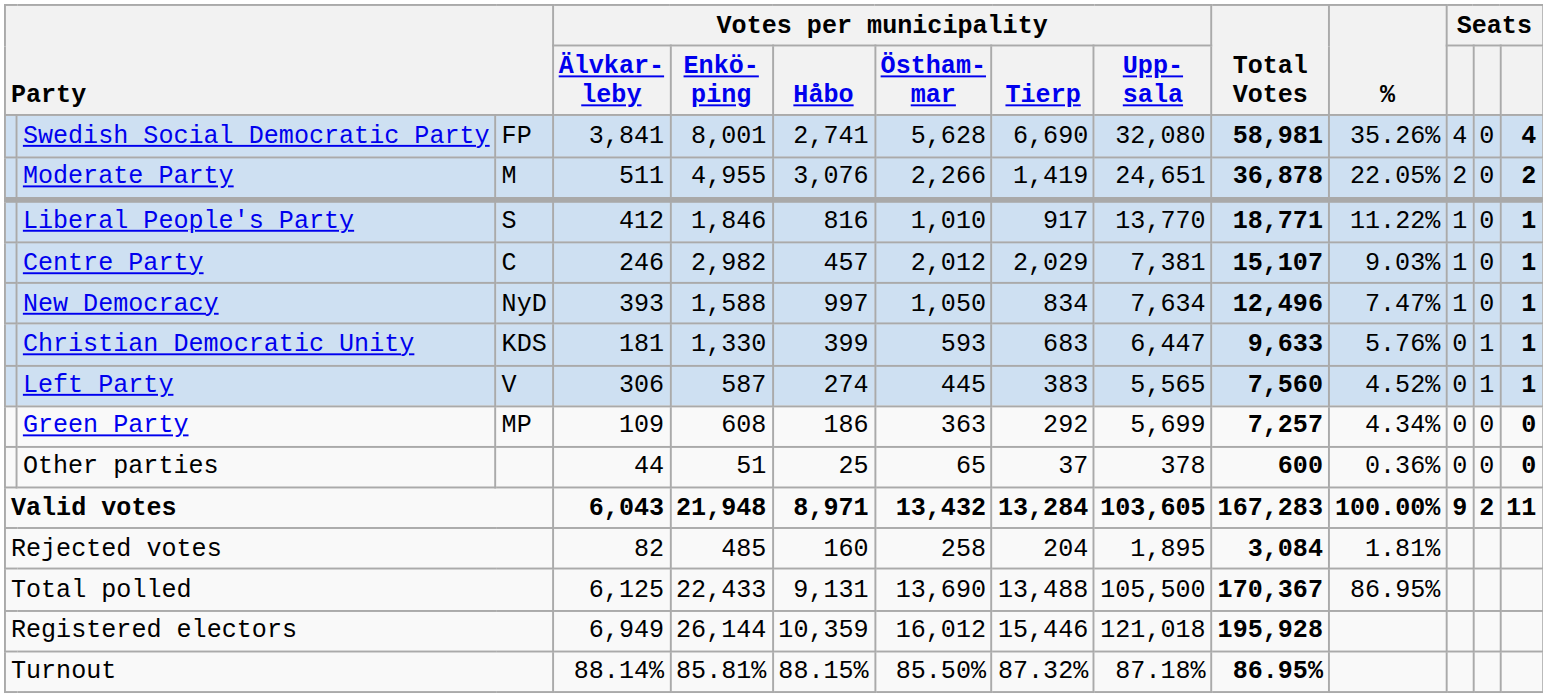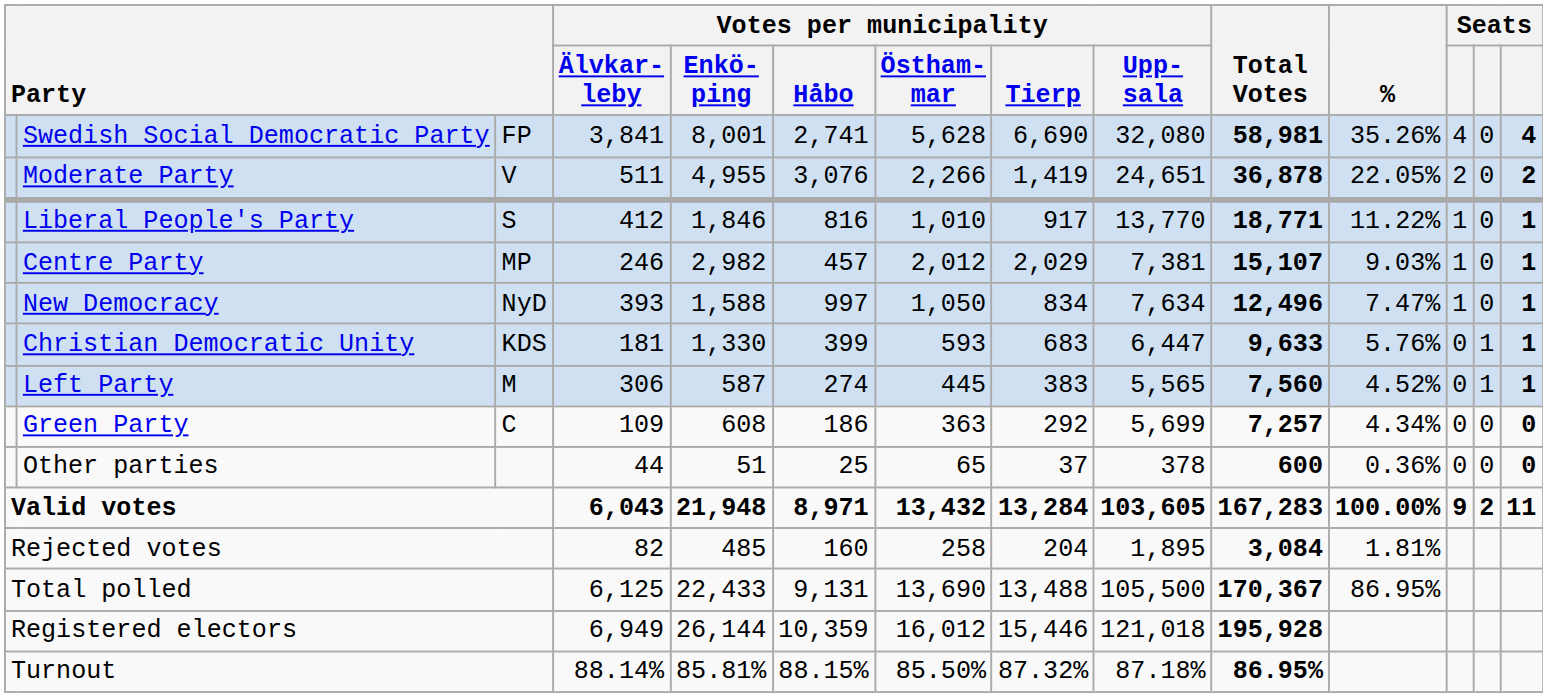(509, 177) M -> (509, 177) V
(509, 263) C -> (517, 263) MP
(509, 385) V -> (509, 385) M
(517, 426) MP -> (509, 426) C
